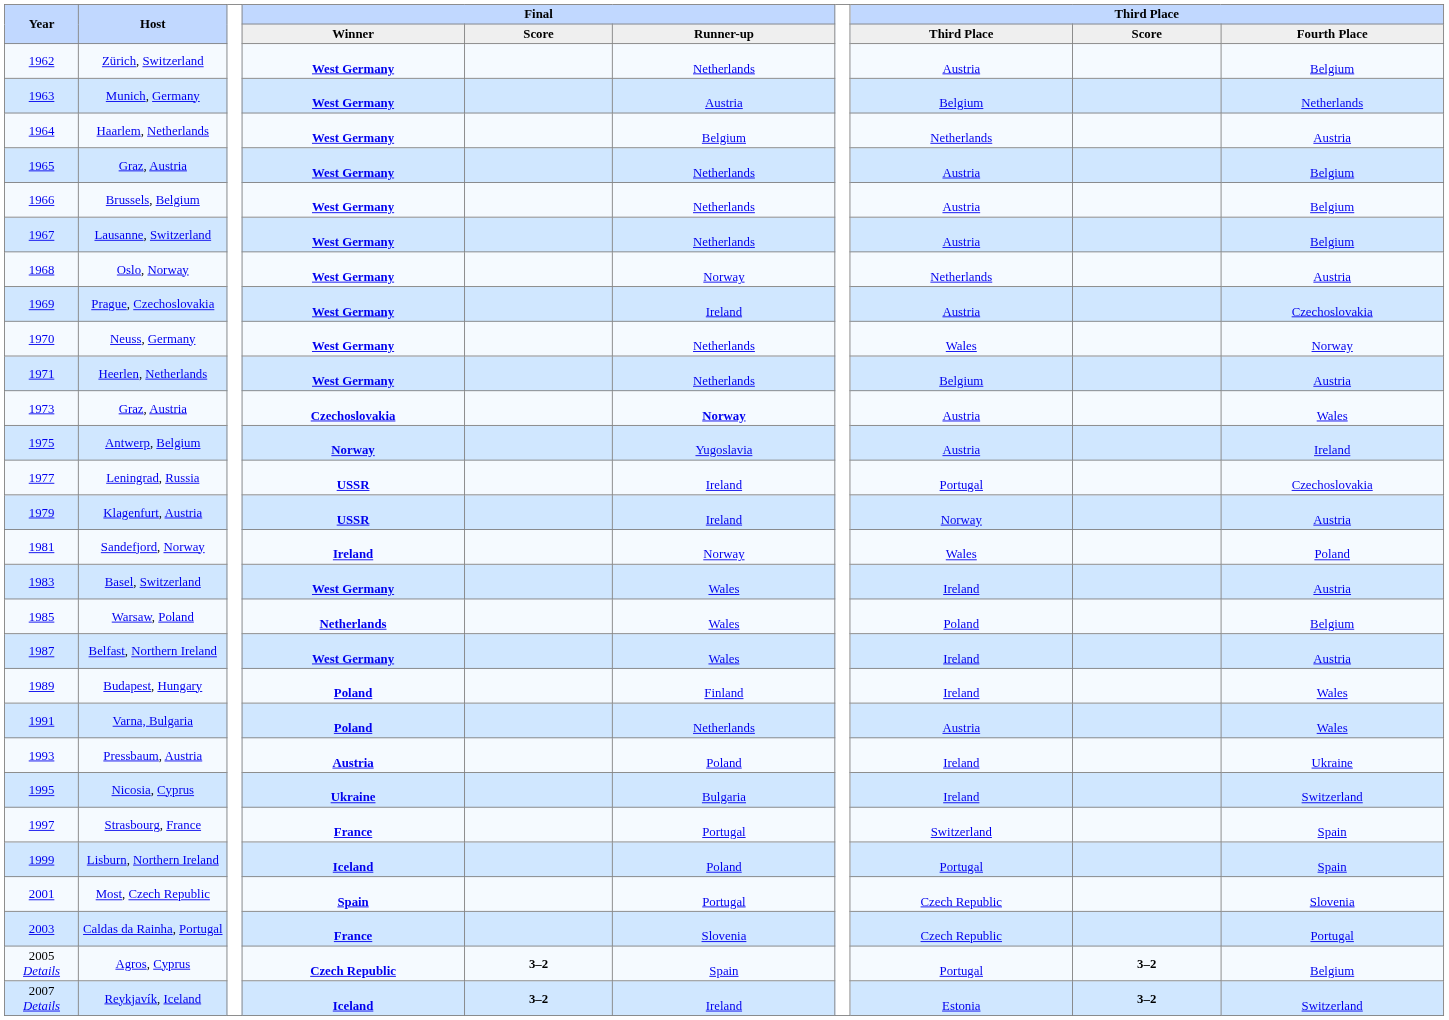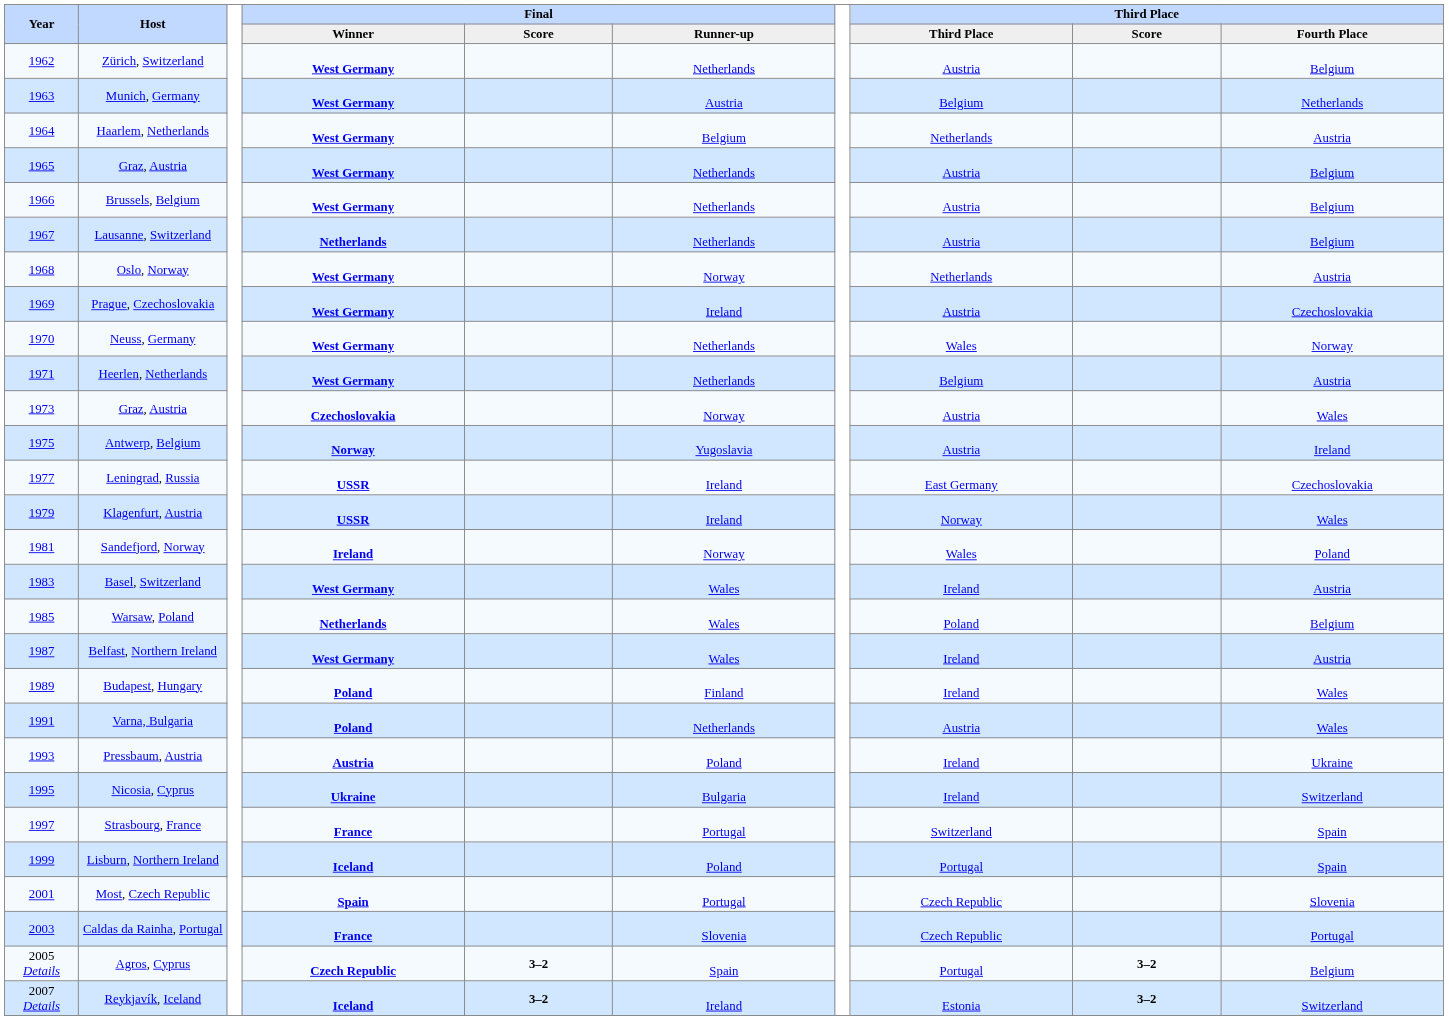(353, 242) West Germany -> (353, 242) Netherlands
(724, 415) bold -> (724, 415) normal
(961, 485) Portugal -> (961, 485) East Germany
(1332, 519) Austria -> (1332, 519) Wales
